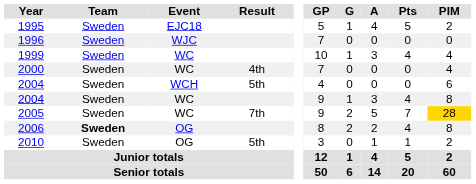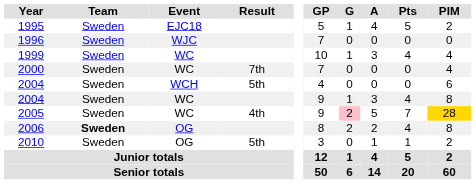(257, 69) 4th -> (257, 69) 7th
(257, 113) 7th -> (257, 113) 4th
(350, 113) no background -> (350, 113) pink background
